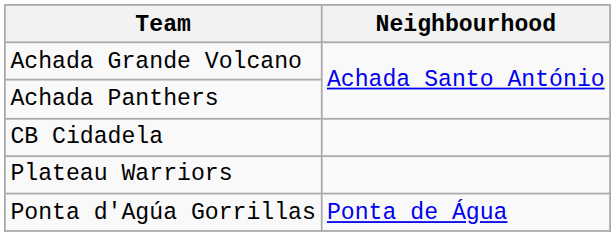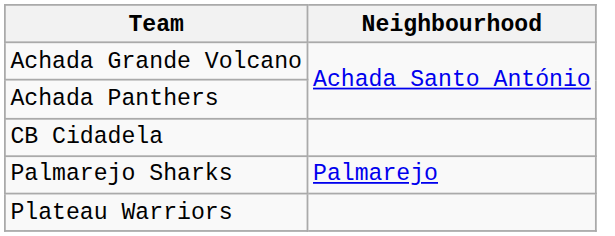+ row: (121, 175)
- row: (163, 212)
